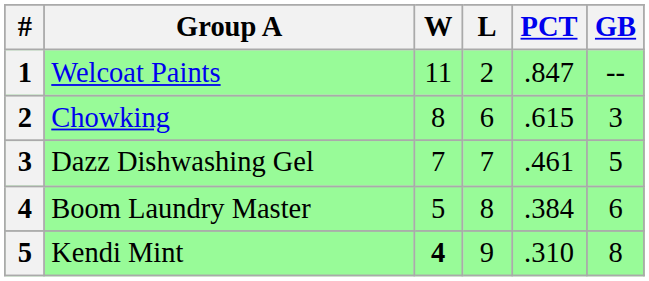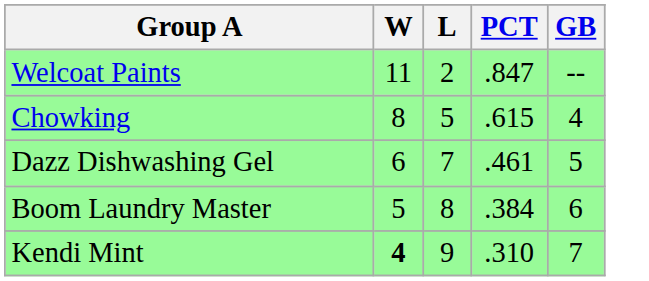- column: (25, 27)
(487, 117) 6 -> (447, 117) 5
(616, 117) 3 -> (576, 117) 4
(438, 162) 7 -> (398, 162) 6
(616, 252) 8 -> (576, 252) 7
